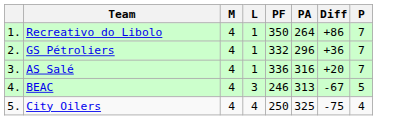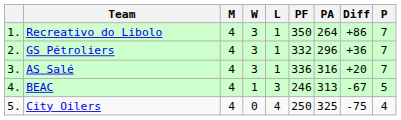+ column: (254, 14)
